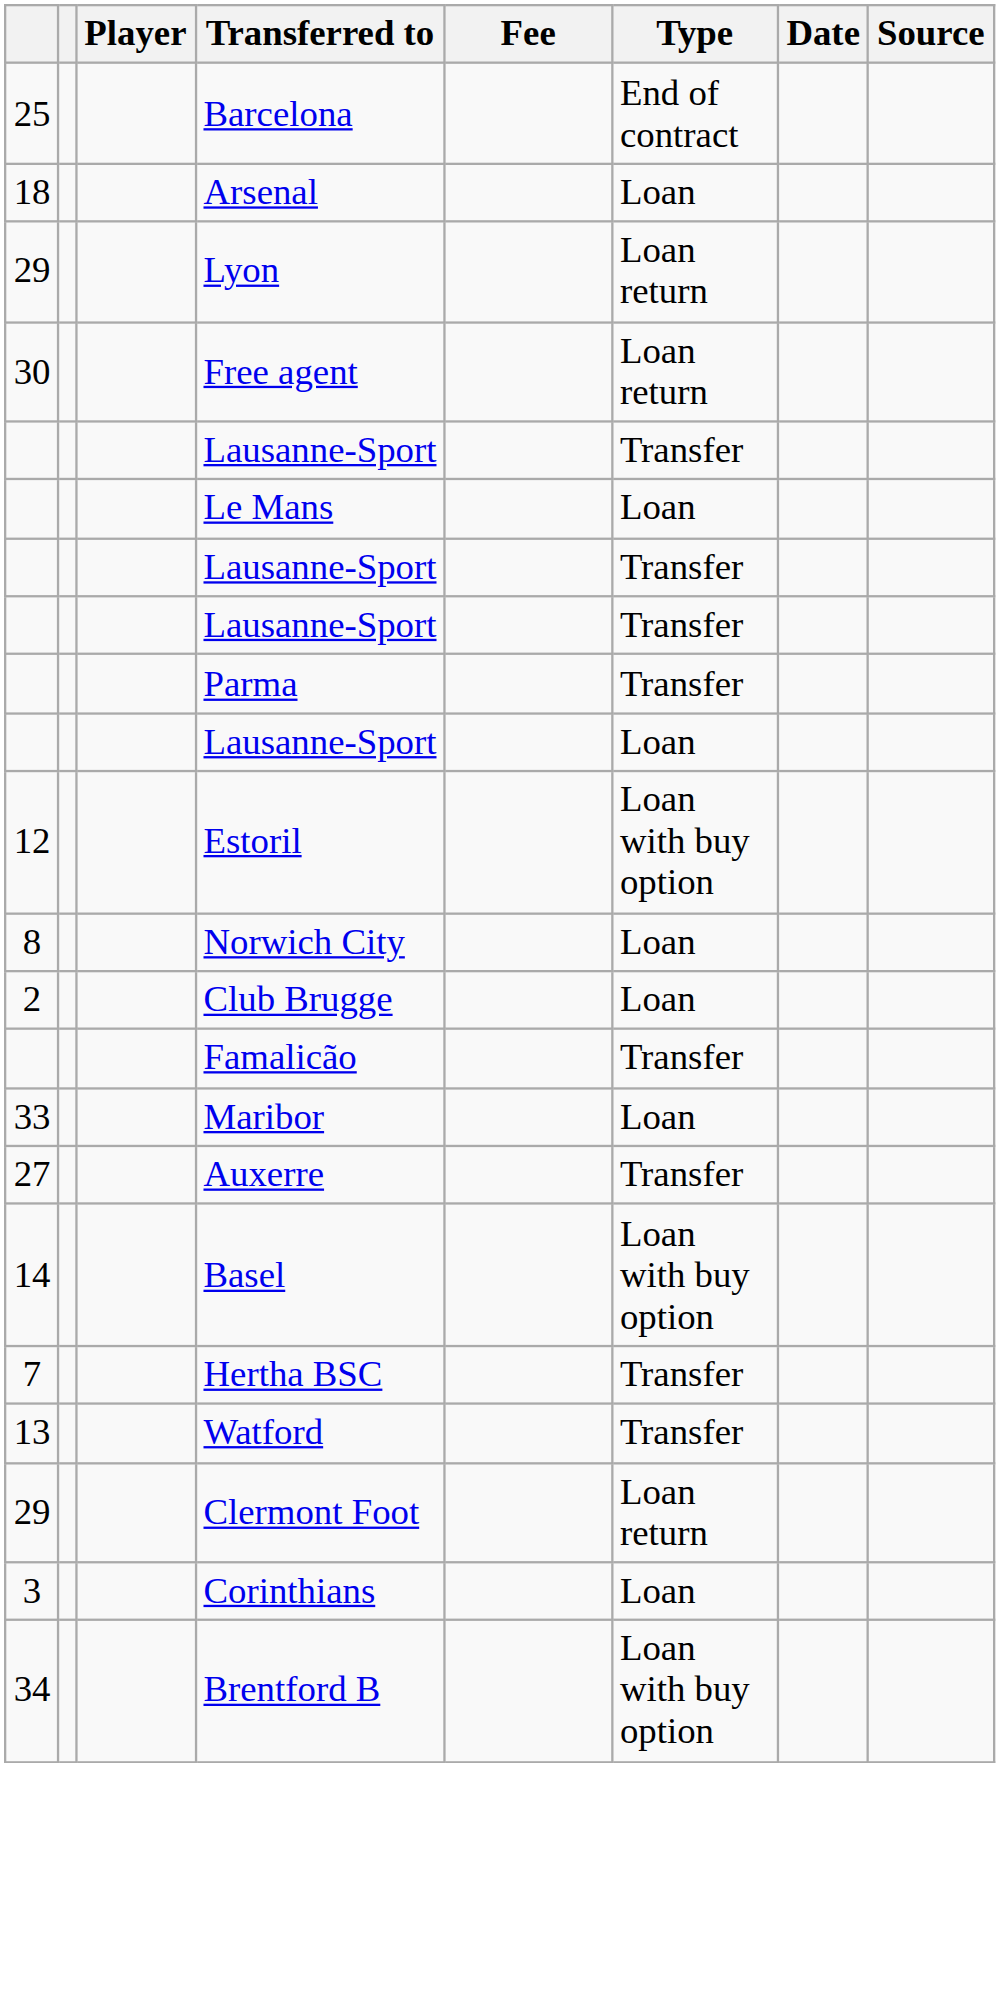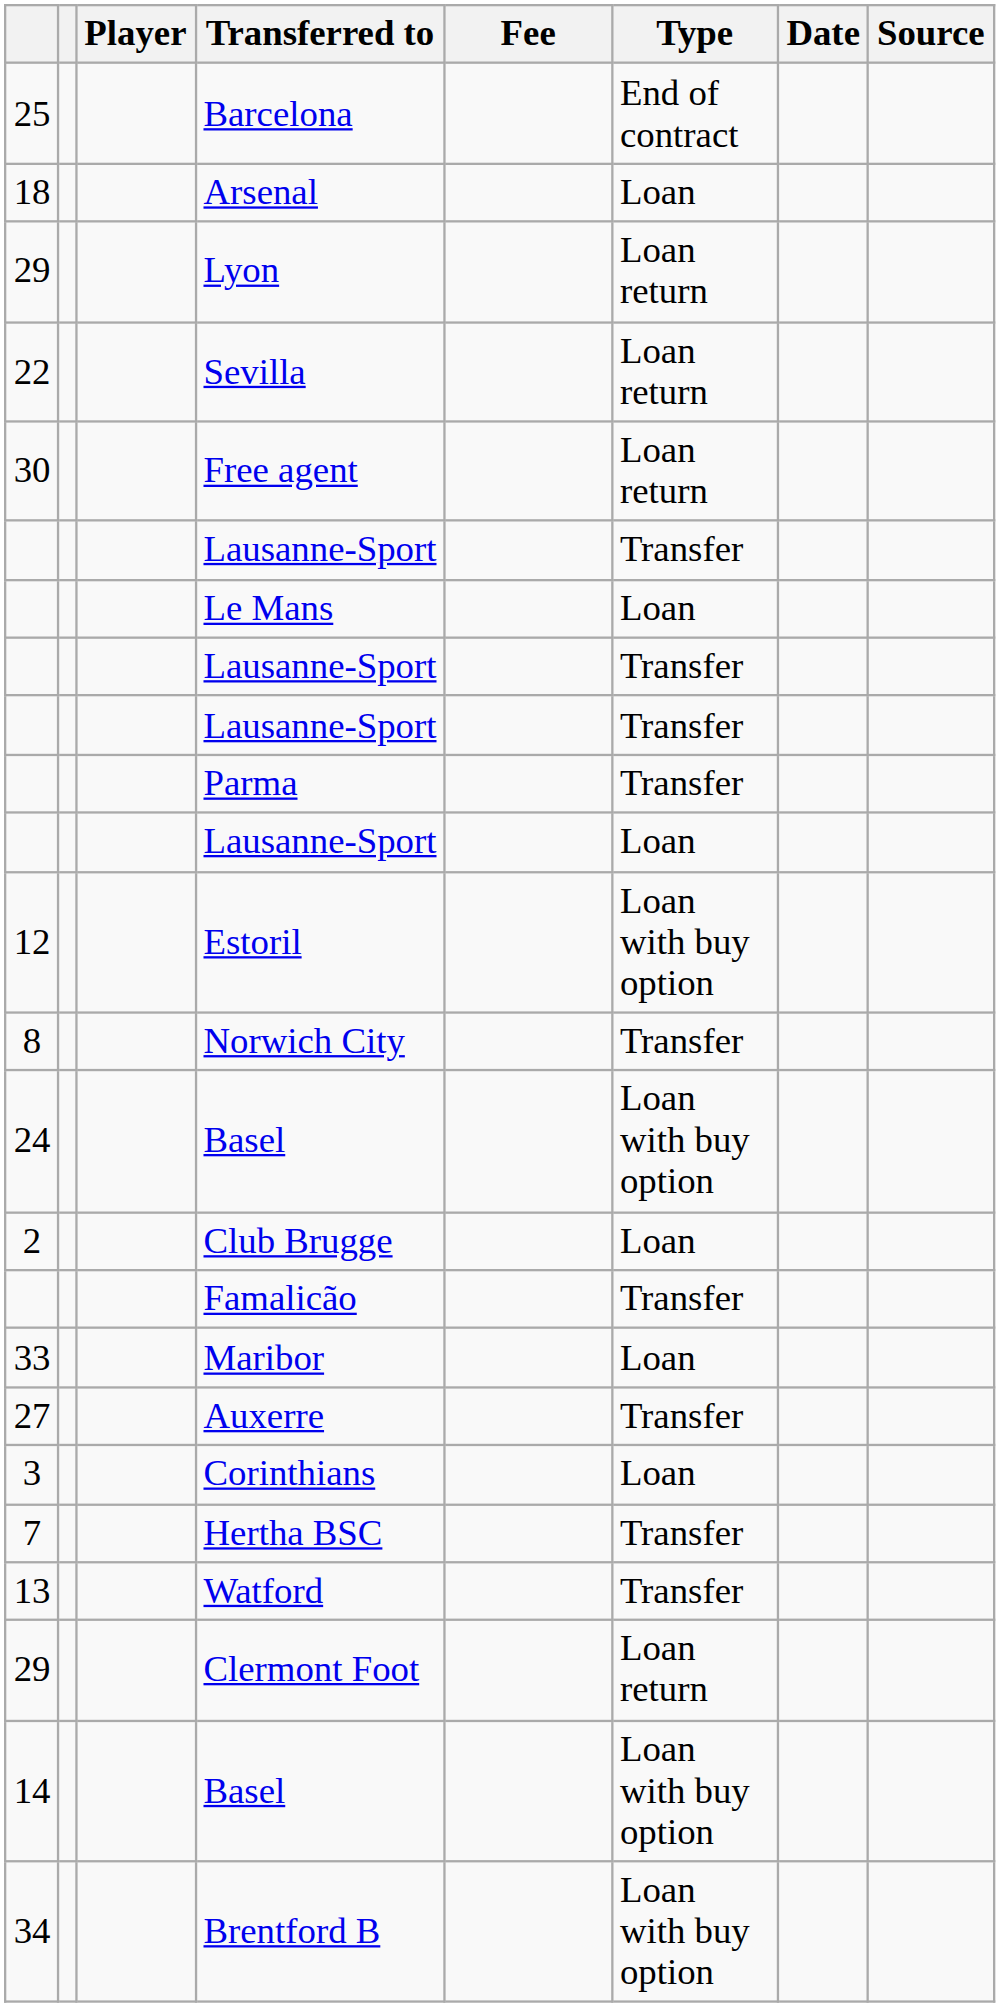+ row: (32, 370)
(658, 941) Loan -> (682, 1040) Transfer
+ row: (32, 1140)
rows swapped: (32, 1274) <-> (32, 1590)
